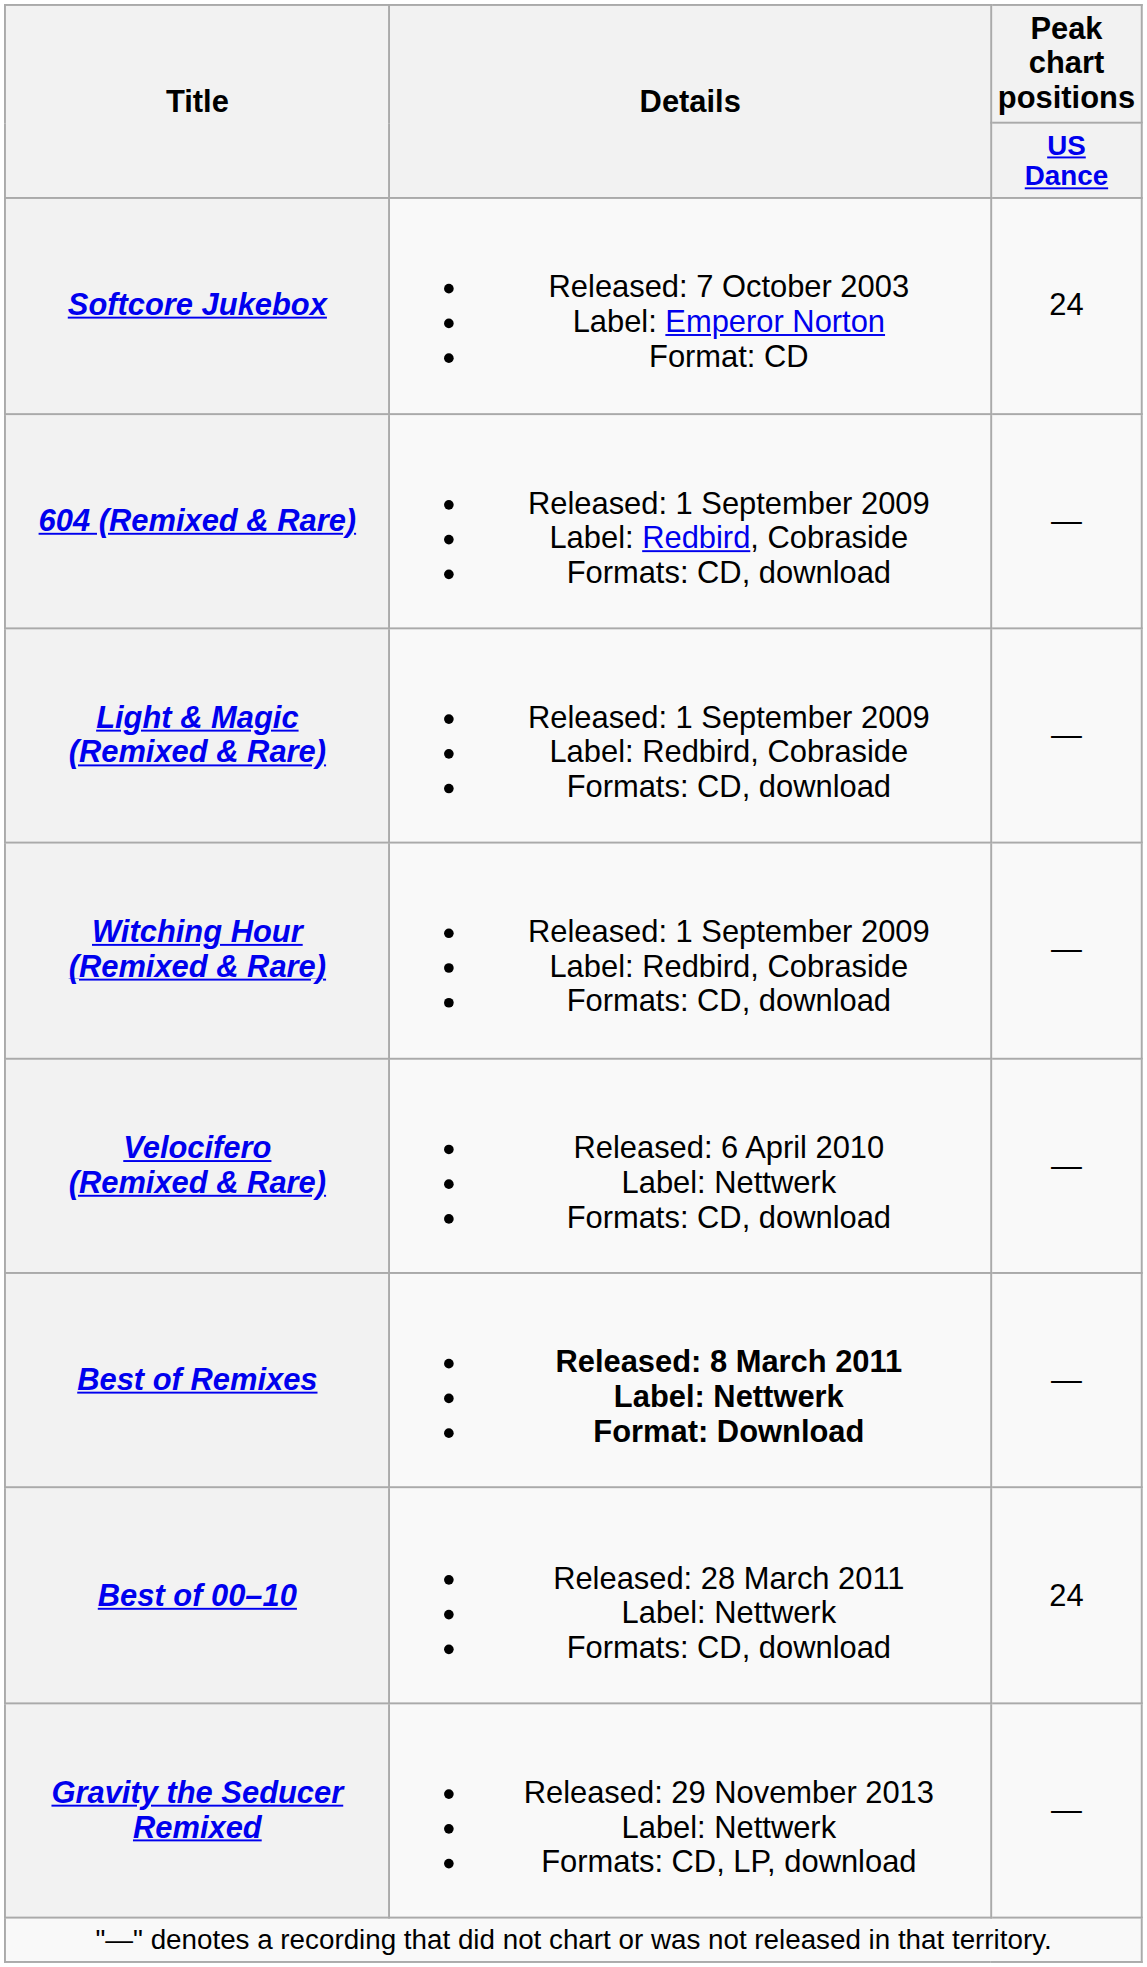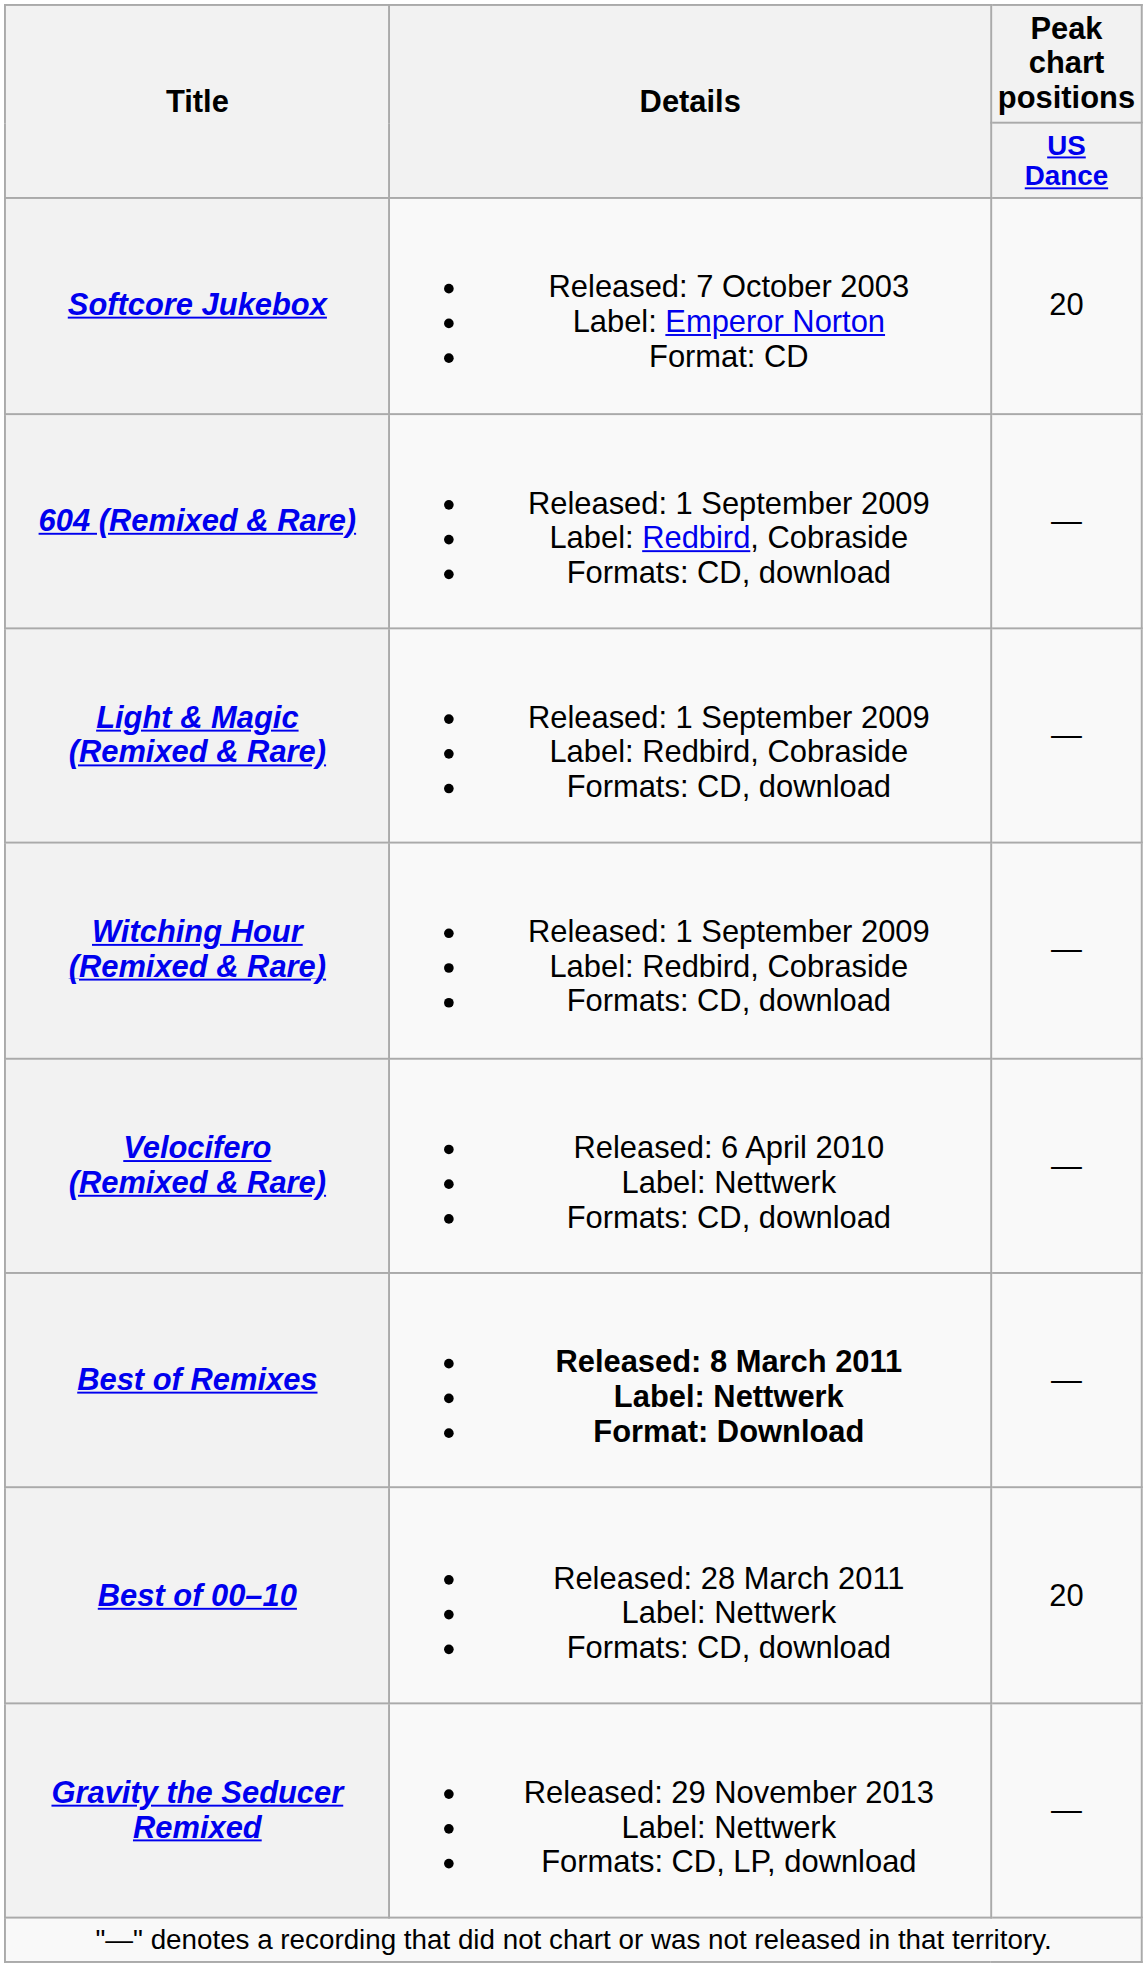(1066, 305) 24 -> (1066, 305) 20
(1066, 1594) 24 -> (1066, 1594) 20
